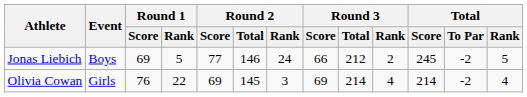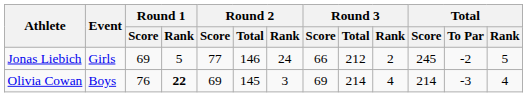(102, 58) Boys -> (102, 58) Girls
(102, 81) Girls -> (102, 81) Boys
(179, 81) normal -> (179, 81) bold
(466, 81) -2 -> (466, 81) -3
